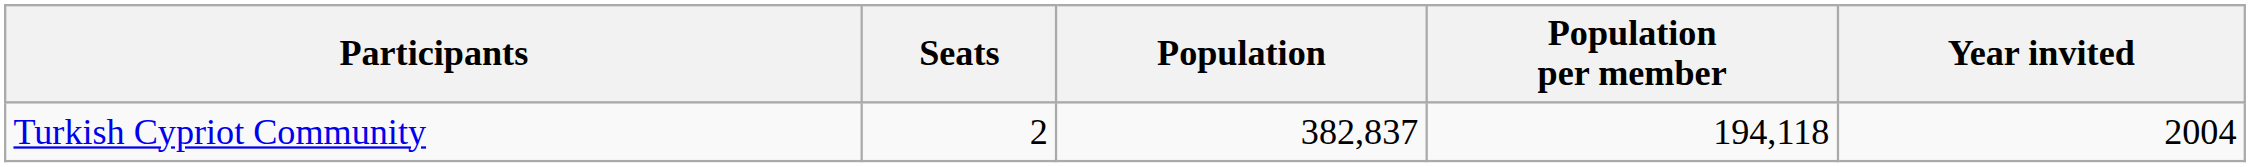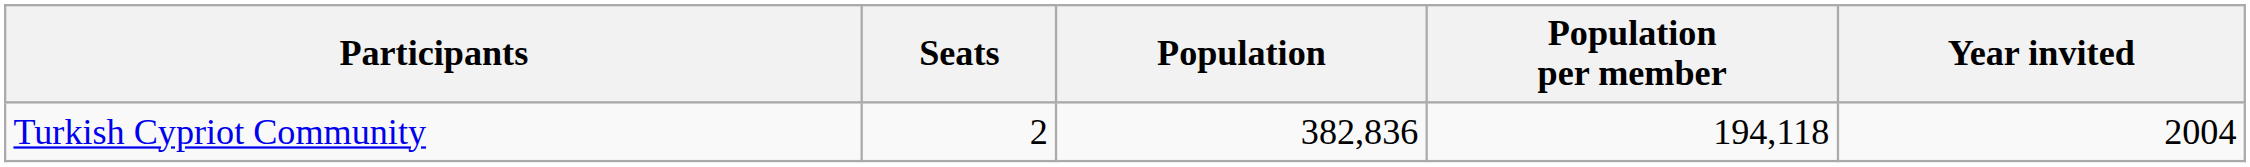(1360, 131) 382,837 -> (1360, 131) 382,836
